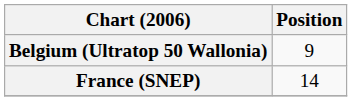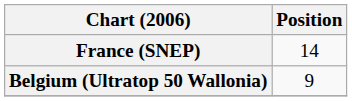rows swapped: (138, 50) <-> (138, 80)
